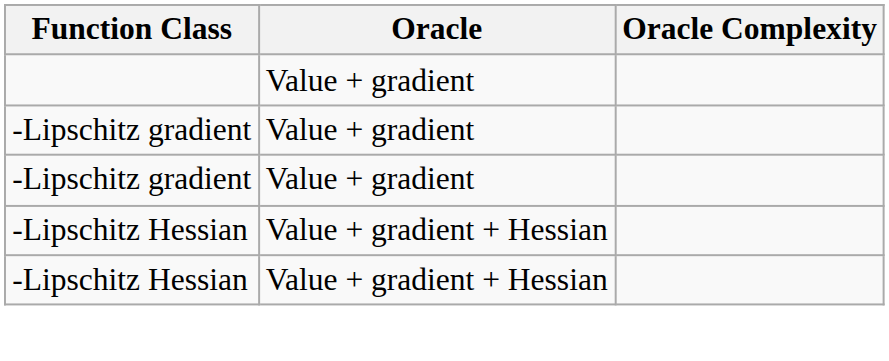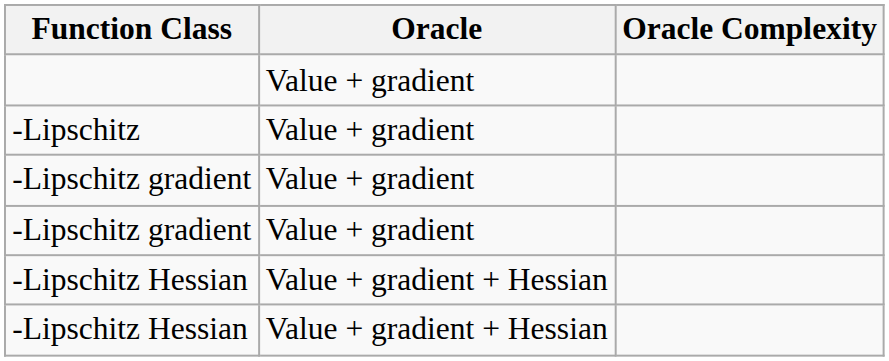+ row: (76, 129)
